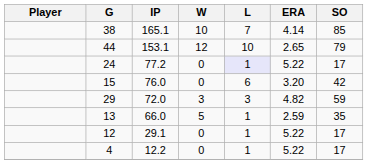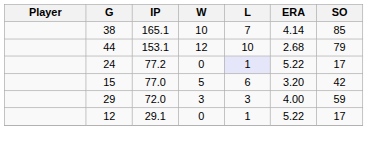(294, 47) 2.65 -> (294, 47) 2.68
(155, 82) 76.0 -> (155, 82) 77.0
(201, 82) 0 -> (201, 82) 5
(294, 99) 4.82 -> (294, 99) 4.00
- row: (109, 116)
- row: (109, 151)
